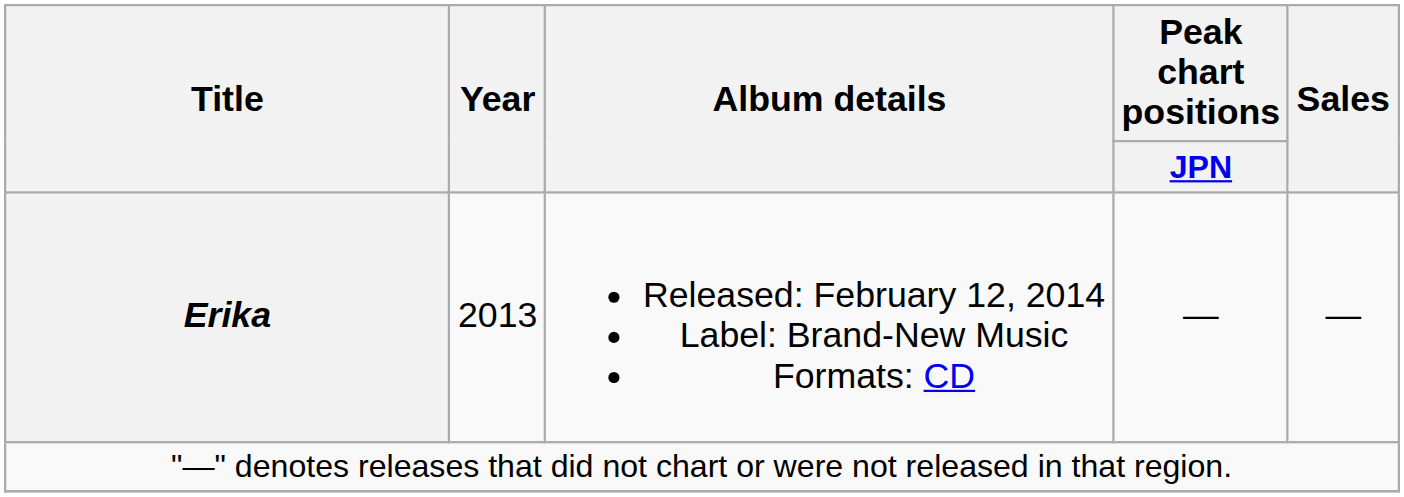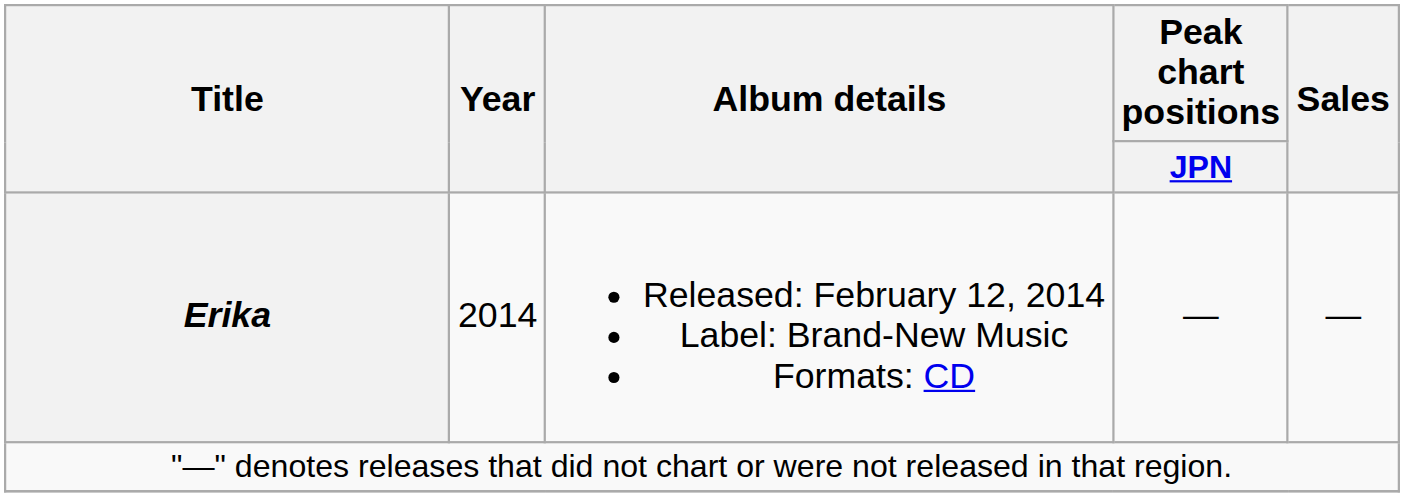(498, 316) 2013 -> (498, 316) 2014
